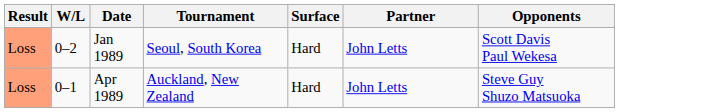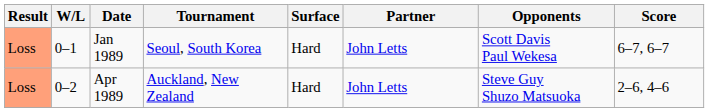+ column: (659, 16)
(66, 47) 0–2 -> (66, 47) 0–1
(66, 87) 0–1 -> (66, 87) 0–2
